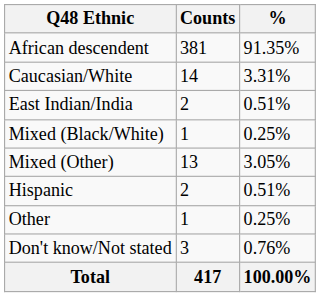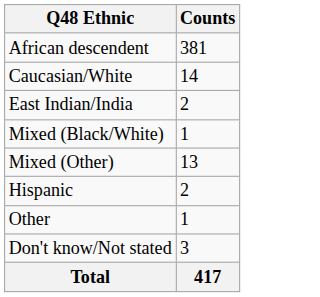- column: (278, 18)
